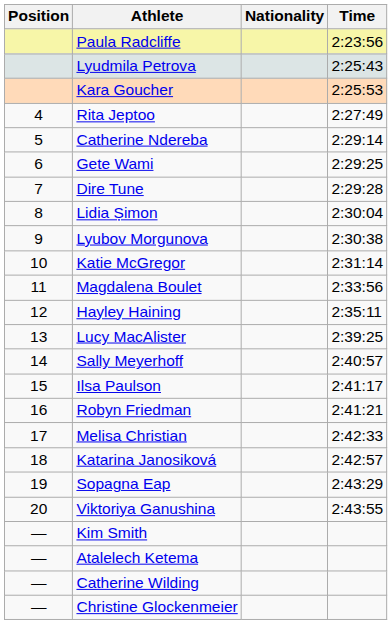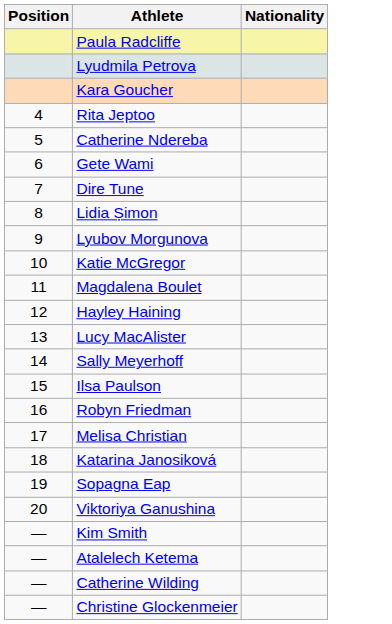- column: (357, 16)
